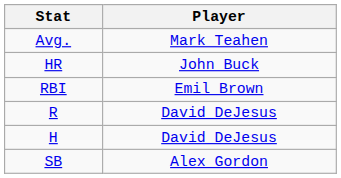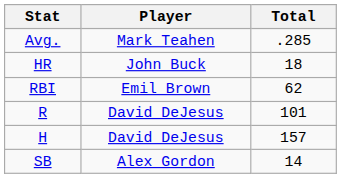+ column: (293, 17)
